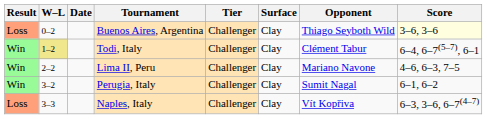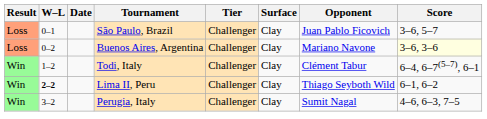+ row: (135, 30)
(348, 30) Thiago Seyboth Wild -> (338, 47) Mariano Navone
(48, 49) khaki background -> (48, 67) no background
(48, 68) normal -> (48, 85) bold
(338, 67) Mariano Navone -> (348, 85) Thiago Seyboth Wild
(430, 67) 4–6, 6–3, 7–5 -> (419, 85) 6–1, 6–2
(419, 85) 6–1, 6–2 -> (430, 102) 4–6, 6–3, 7–5
- row: (125, 103)
